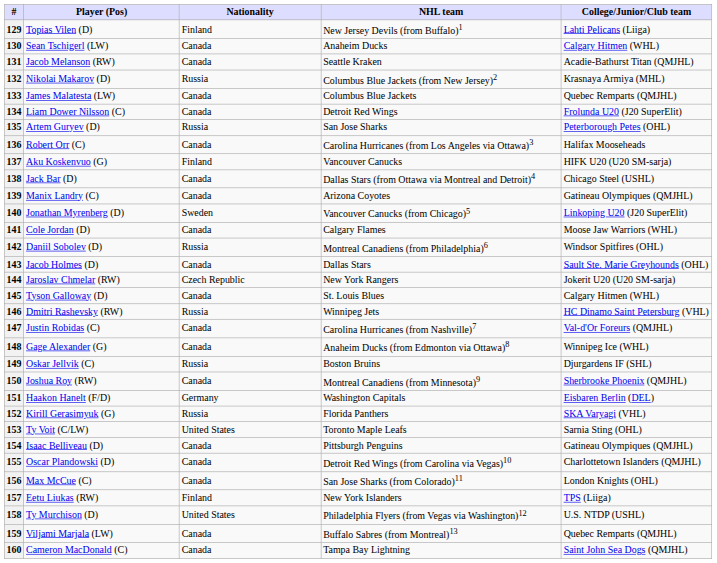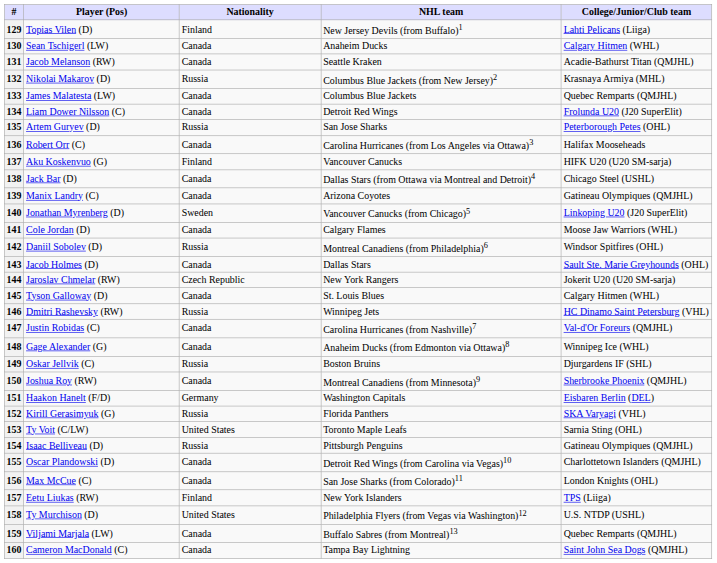(197, 445) Canada -> (195, 445) Russia
